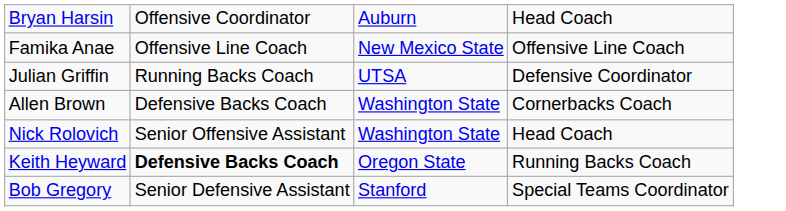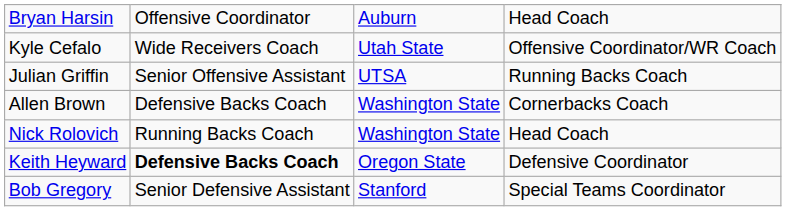+ row: (55, 47)
- row: (61, 47)
(224, 76) Running Backs Coach -> (240, 76) Senior Offensive Assistant
(602, 76) Defensive Coordinator -> (598, 76) Running Backs Coach
(240, 133) Senior Offensive Assistant -> (224, 133) Running Backs Coach
(602, 162) Running Backs Coach -> (598, 162) Defensive Coordinator
